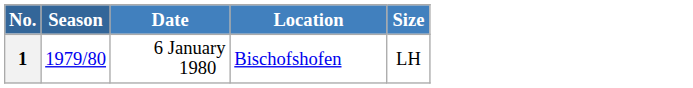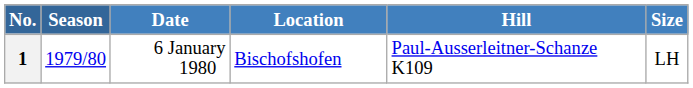+ column: (516, 19)
